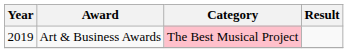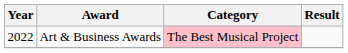(20, 36) 2019 -> (20, 36) 2022
